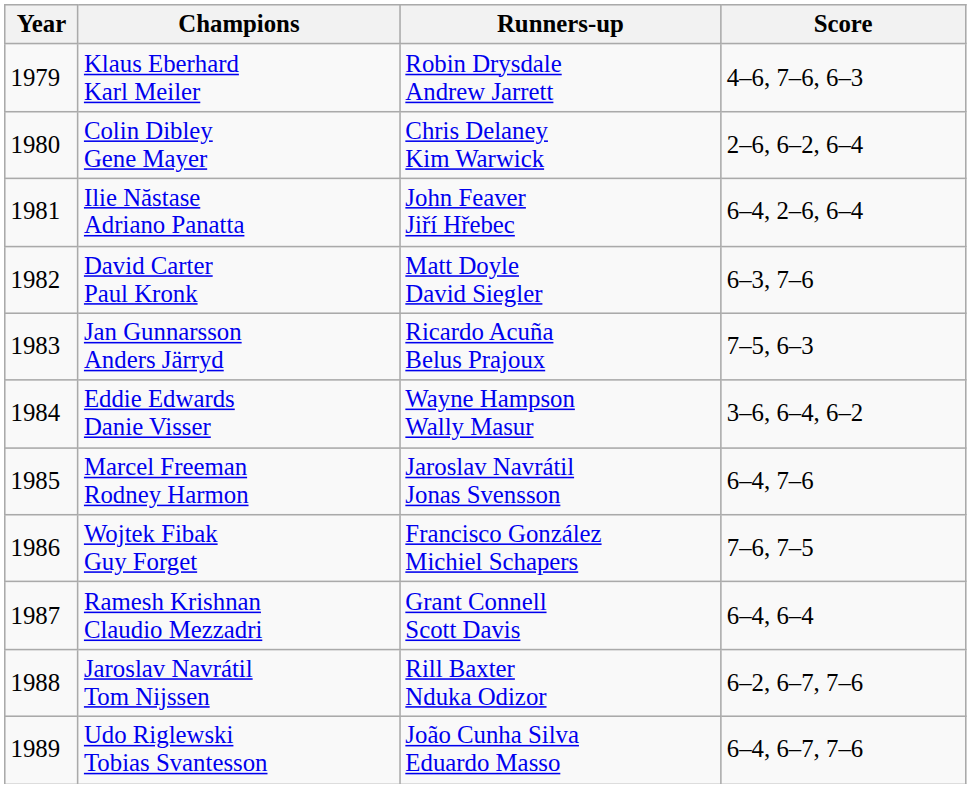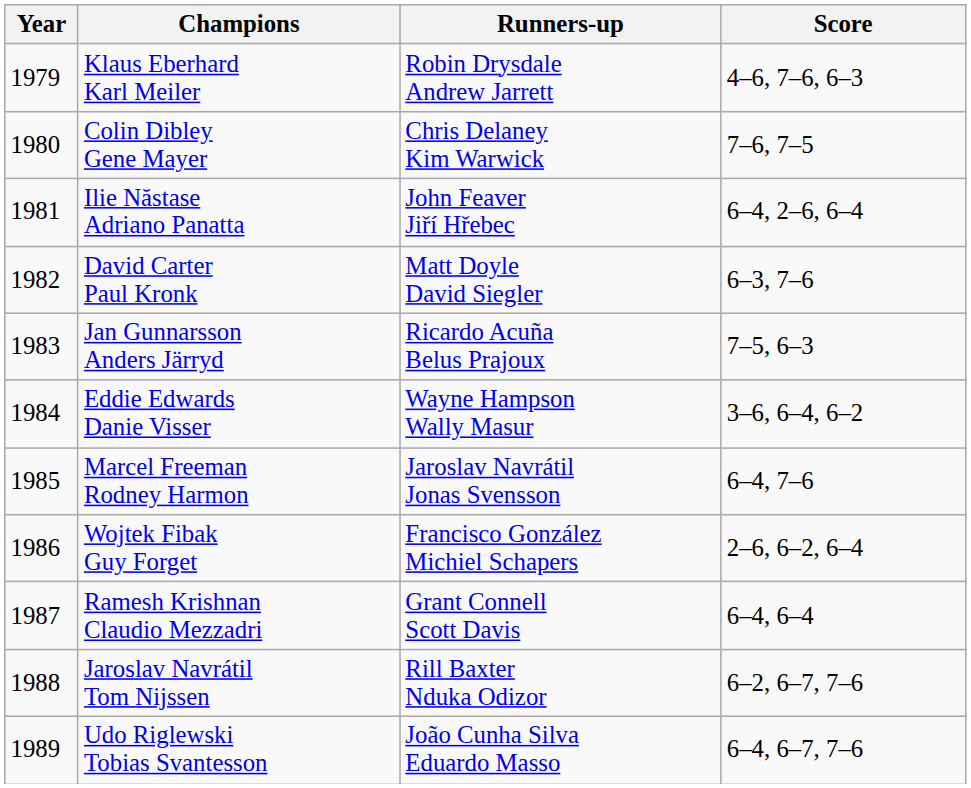(795, 144) 2–6, 6–2, 6–4 -> (770, 144) 7–6, 7–5
(770, 548) 7–6, 7–5 -> (795, 548) 2–6, 6–2, 6–4
